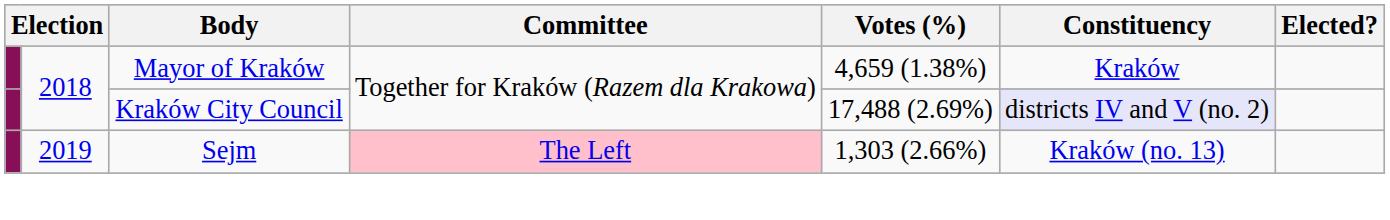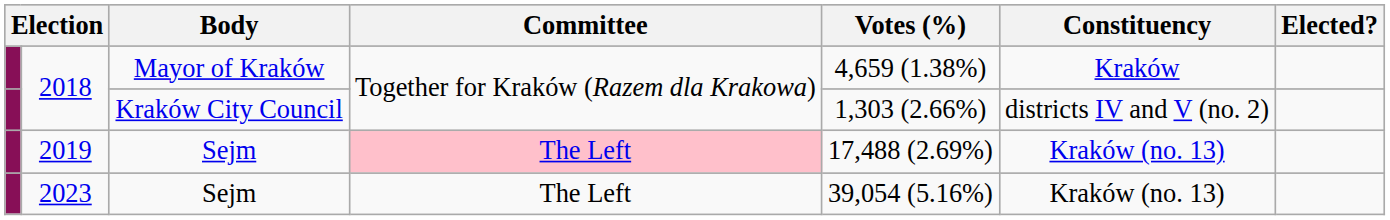(910, 109) 17,488 (2.69%) -> (910, 109) 1,303 (2.66%)
(1137, 109) lavender background -> (1137, 109) no background
(910, 151) 1,303 (2.66%) -> (910, 151) 17,488 (2.69%)
+ row: (65, 192)
